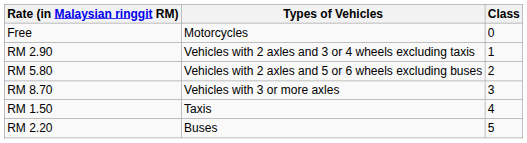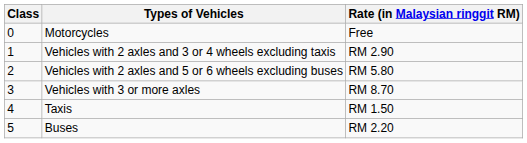columns swapped: (504, 14) <-> (93, 14)
